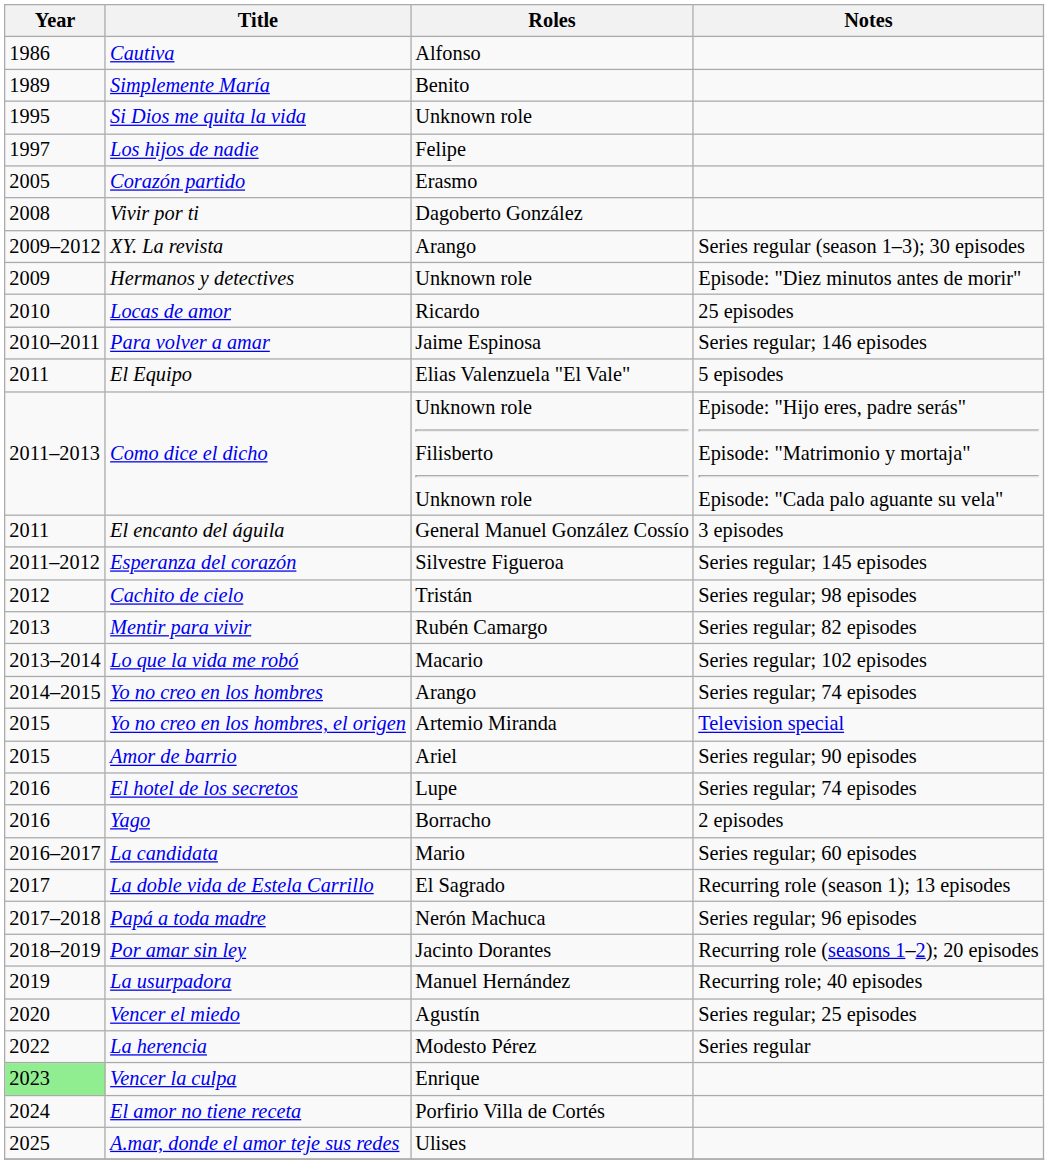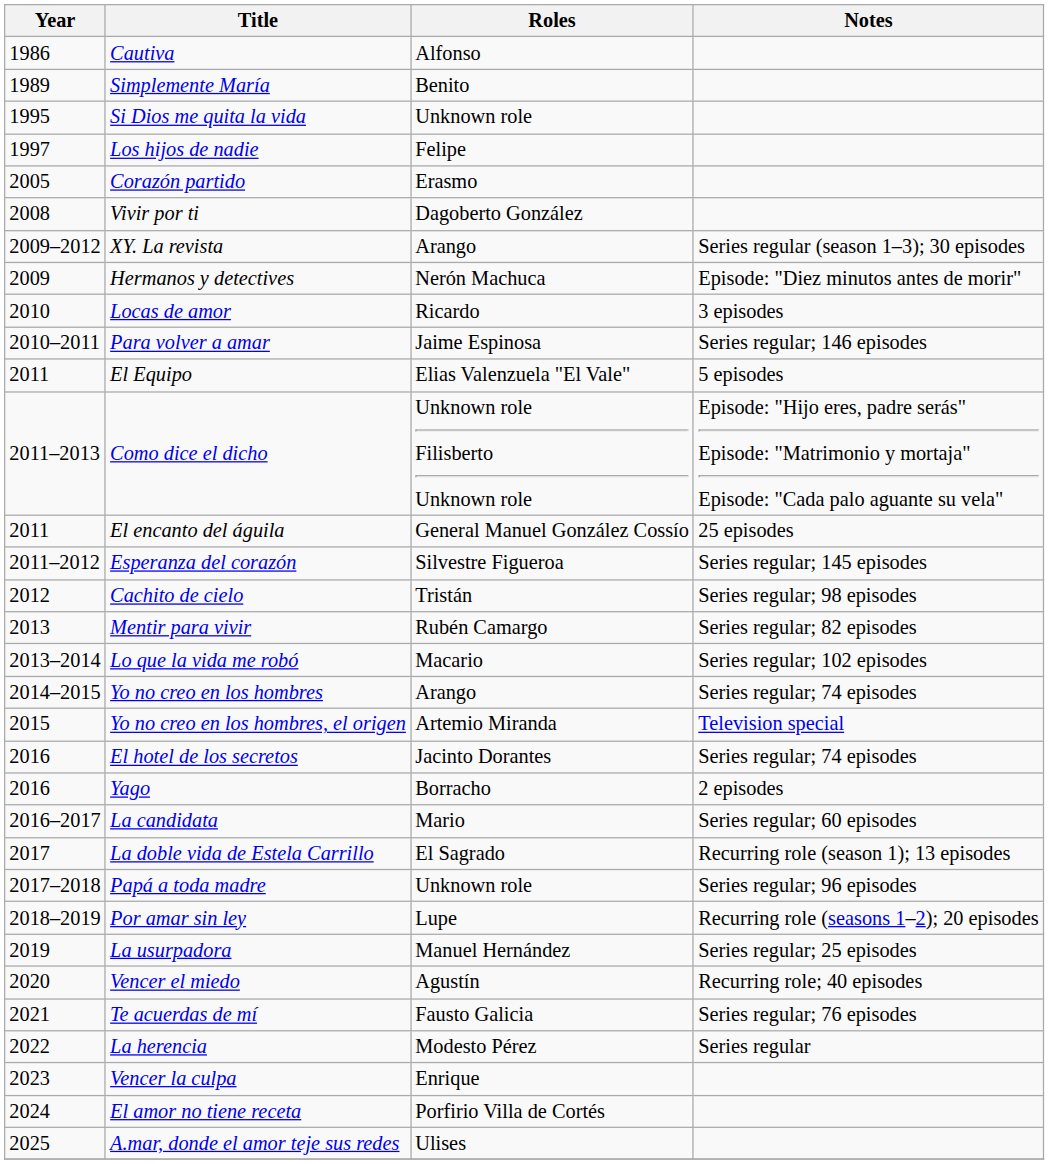(474, 278) Unknown role -> (480, 278) Nerón Machuca
(746, 310) 25 episodes -> (741, 310) 3 episodes
(741, 530) 3 episodes -> (746, 530) 25 episodes
- row: (173, 756)
(436, 788) Lupe -> (483, 756) Jacinto Dorantes
(480, 917) Nerón Machuca -> (474, 885) Unknown role
(483, 949) Jacinto Dorantes -> (436, 917) Lupe
(810, 982) Recurring role; 40 episodes -> (807, 949) Series regular; 25 episodes
(807, 1014) Series regular; 25 episodes -> (810, 982) Recurring role; 40 episodes
+ row: (184, 1014)
(30, 1078) lightgreen background -> (30, 1078) no background
